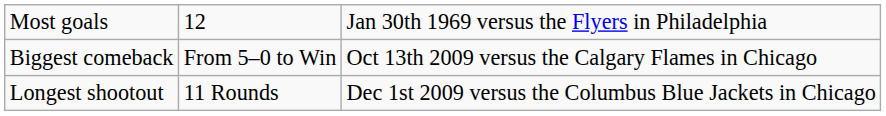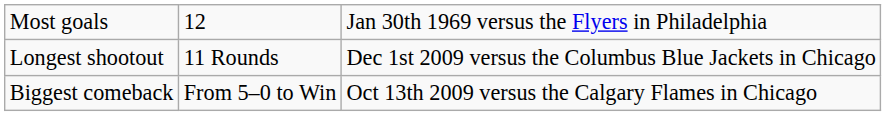rows swapped: (92, 57) <-> (87, 92)
